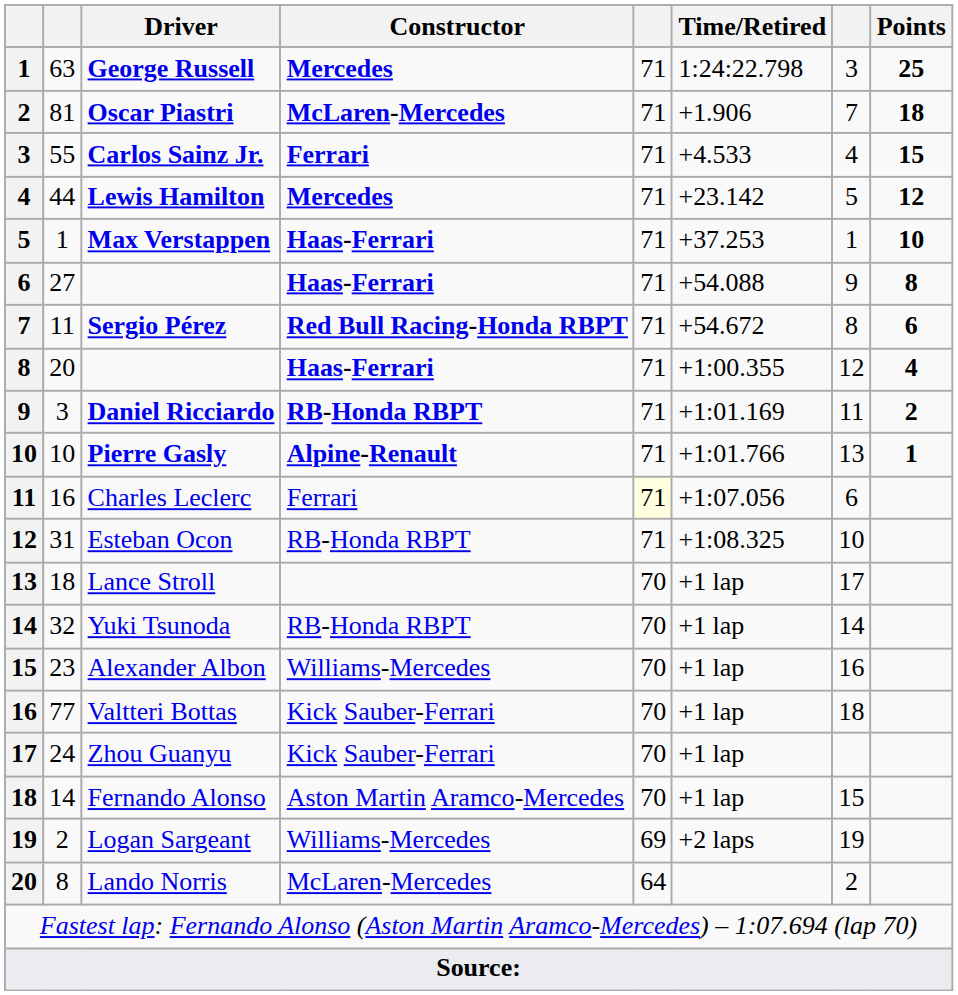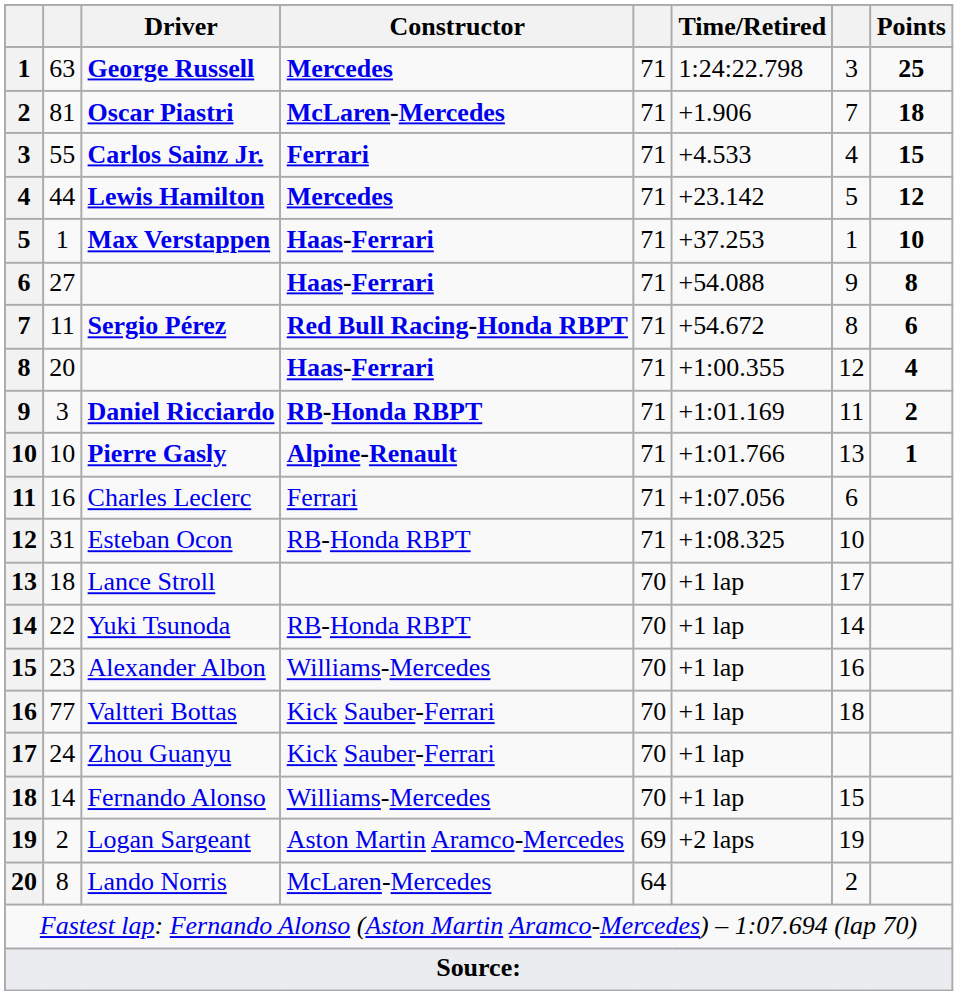(653, 496) lightyellow background -> (653, 496) no background
(62, 625) 32 -> (62, 625) 22
(455, 796) Aston Martin Aramco-Mercedes -> (389, 796) Williams-Mercedes
(389, 839) Williams-Mercedes -> (455, 839) Aston Martin Aramco-Mercedes
